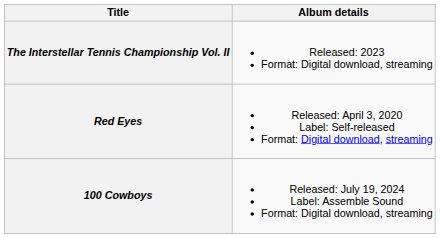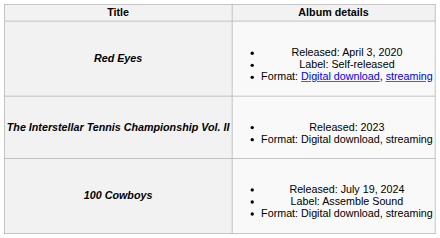rows swapped: (118, 121) <-> (118, 52)
